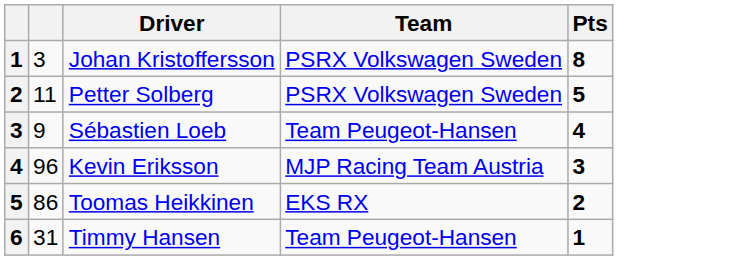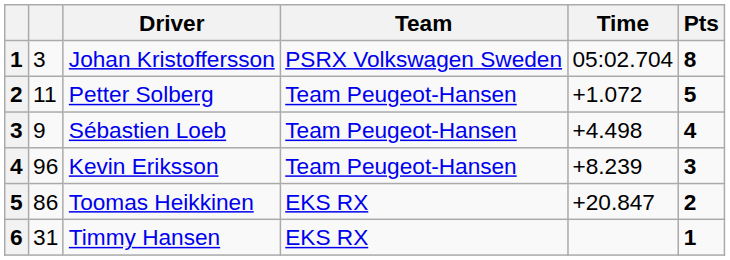+ column: (623, 23)
(424, 95) PSRX Volkswagen Sweden -> (401, 95) Team Peugeot-Hansen
(414, 166) MJP Racing Team Austria -> (401, 166) Team Peugeot-Hansen
(401, 238) Team Peugeot-Hansen -> (327, 238) EKS RX
